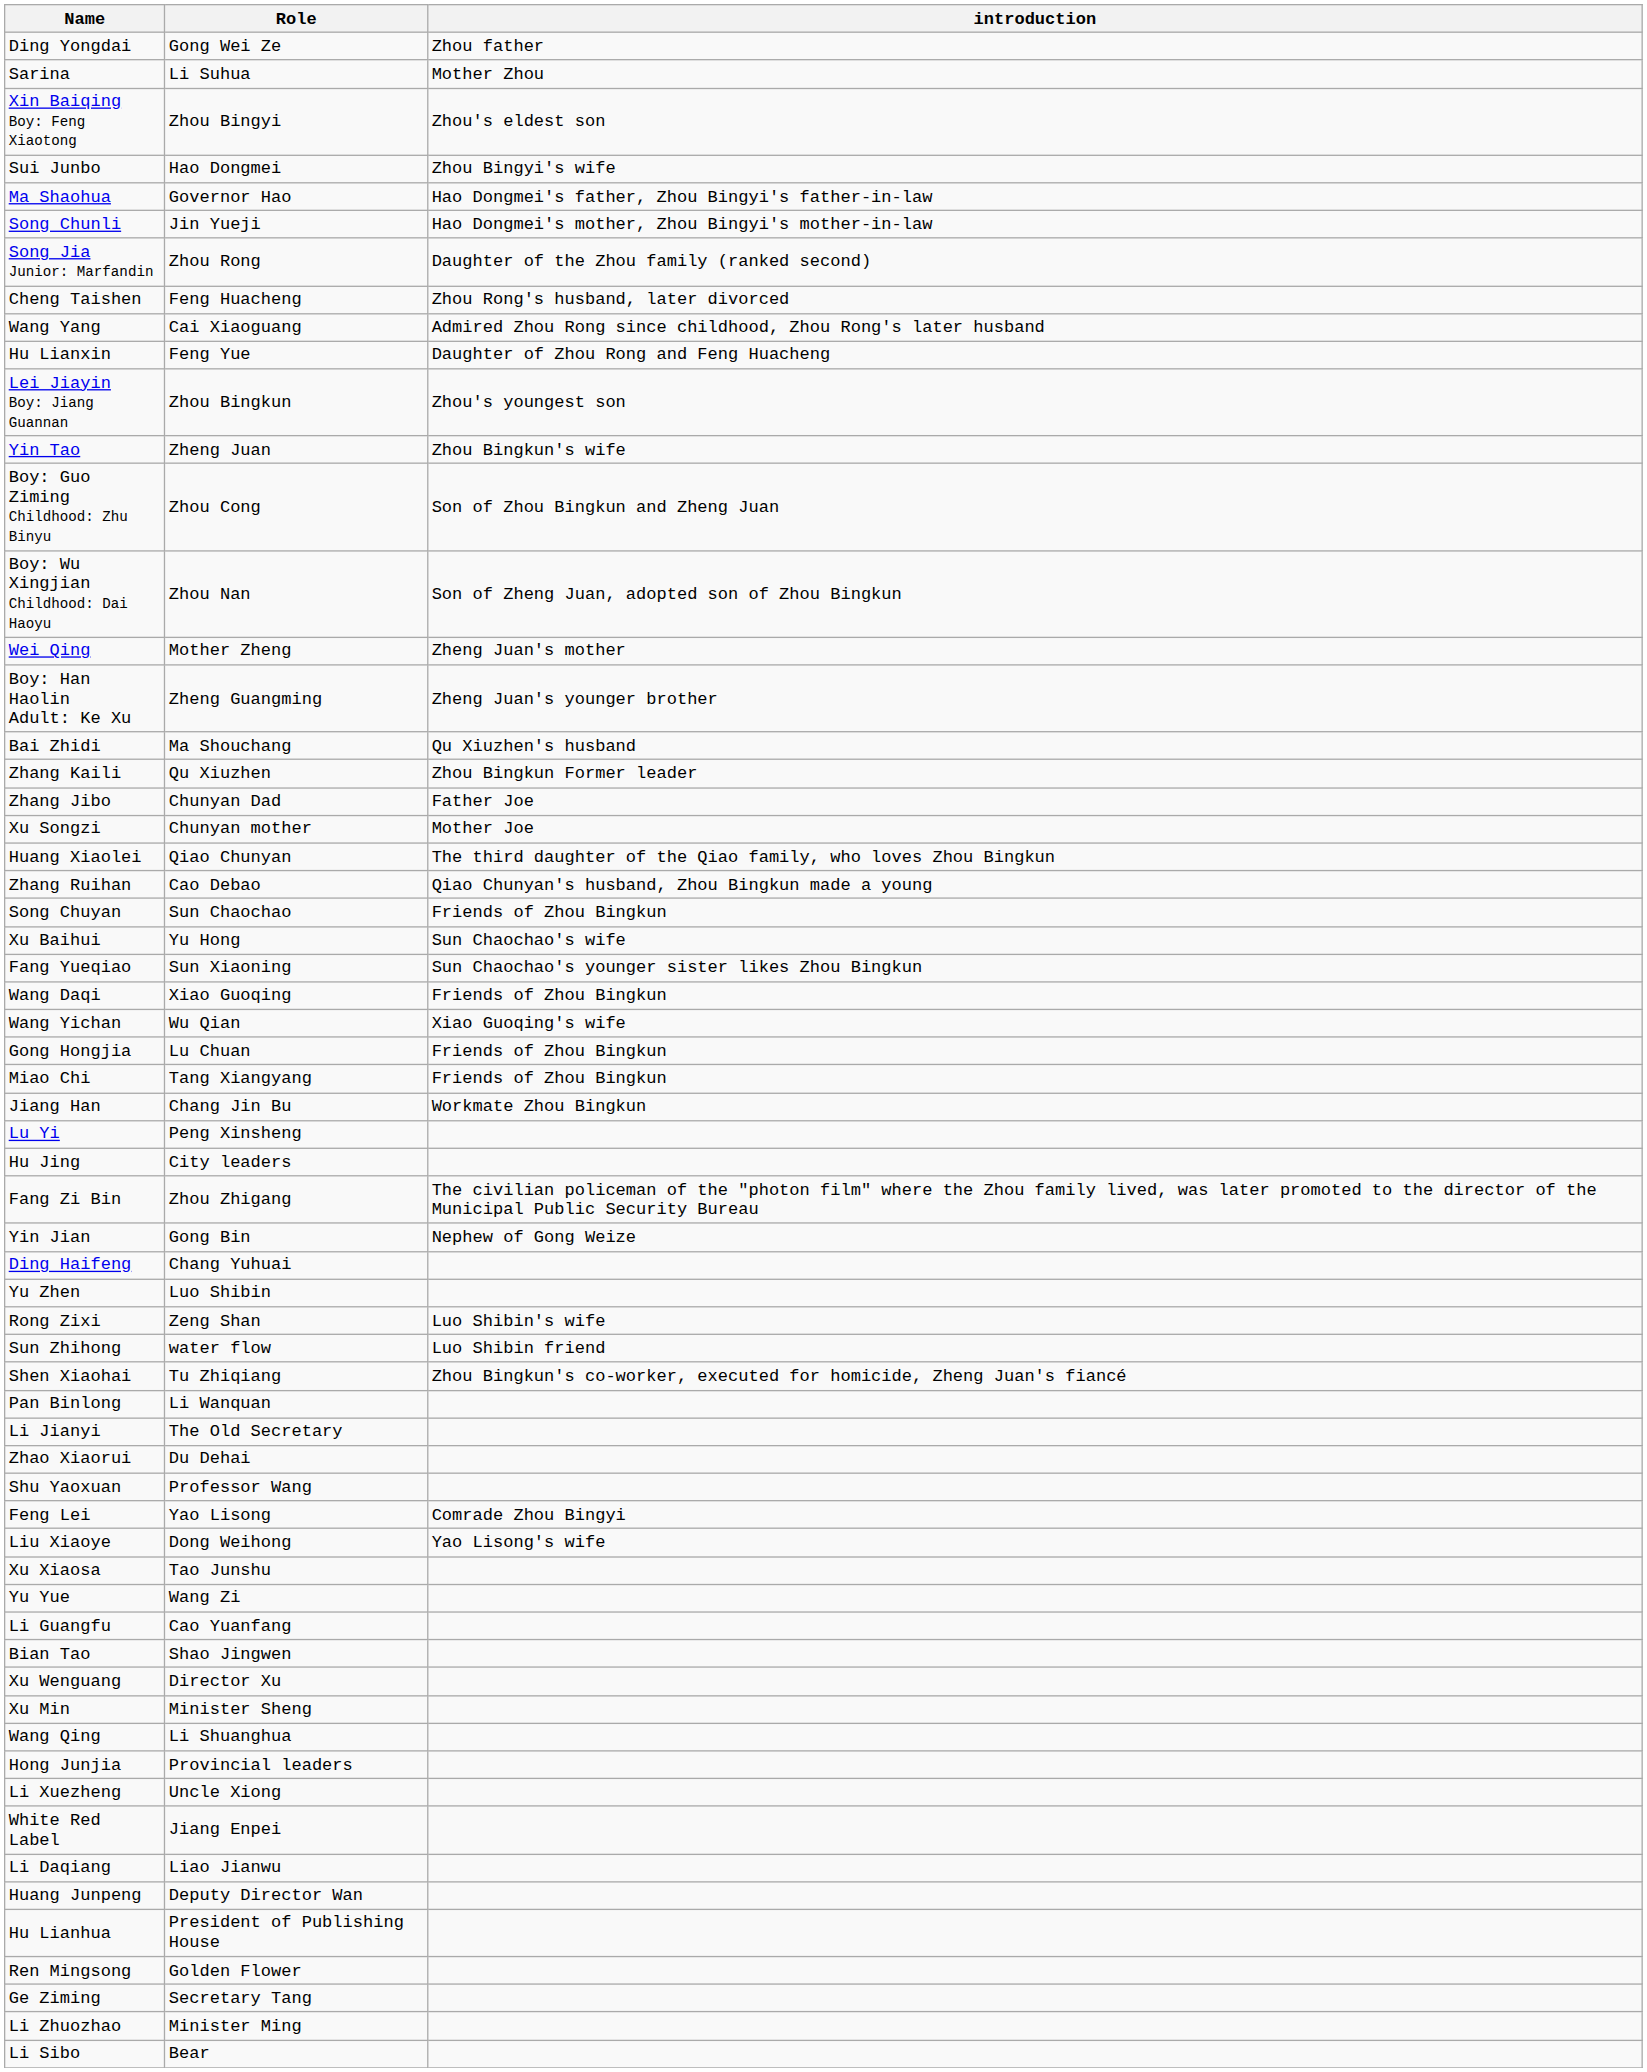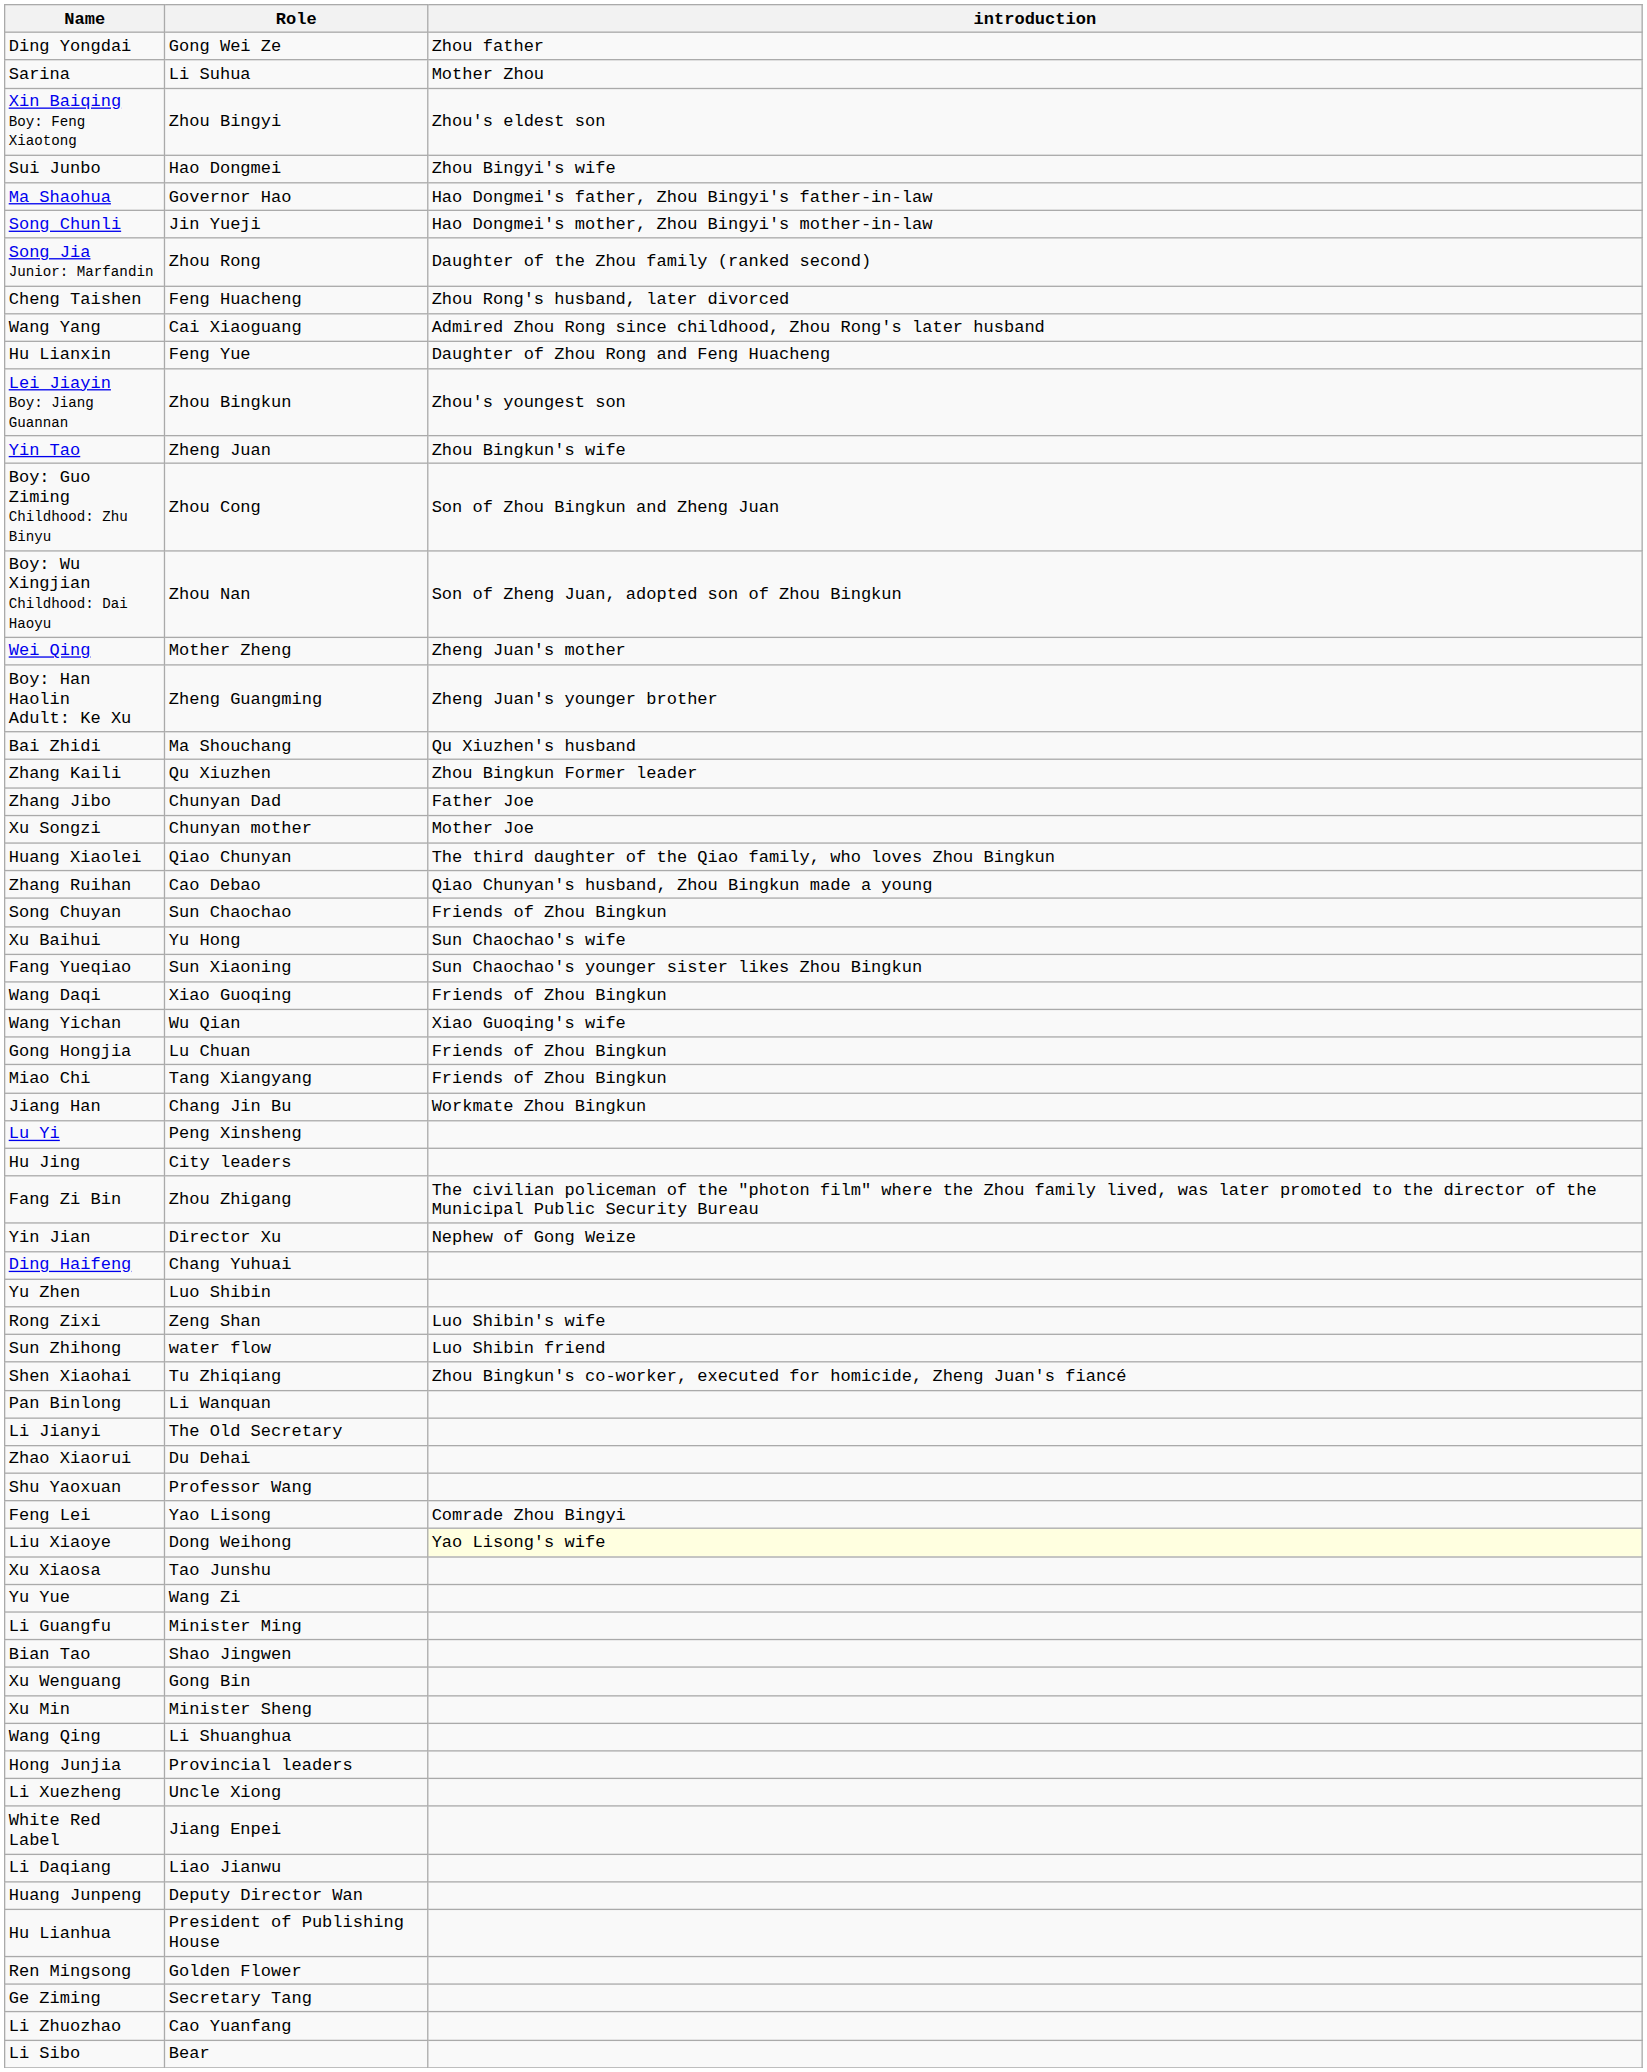(210, 1237) Gong Bin -> (225, 1237) Director Xu
(519, 1543) no background -> (519, 1543) lightyellow background
(230, 1626) Cao Yuanfang -> (235, 1626) Minister Ming
(225, 1681) Director Xu -> (210, 1681) Gong Bin
(235, 2026) Minister Ming -> (230, 2026) Cao Yuanfang
